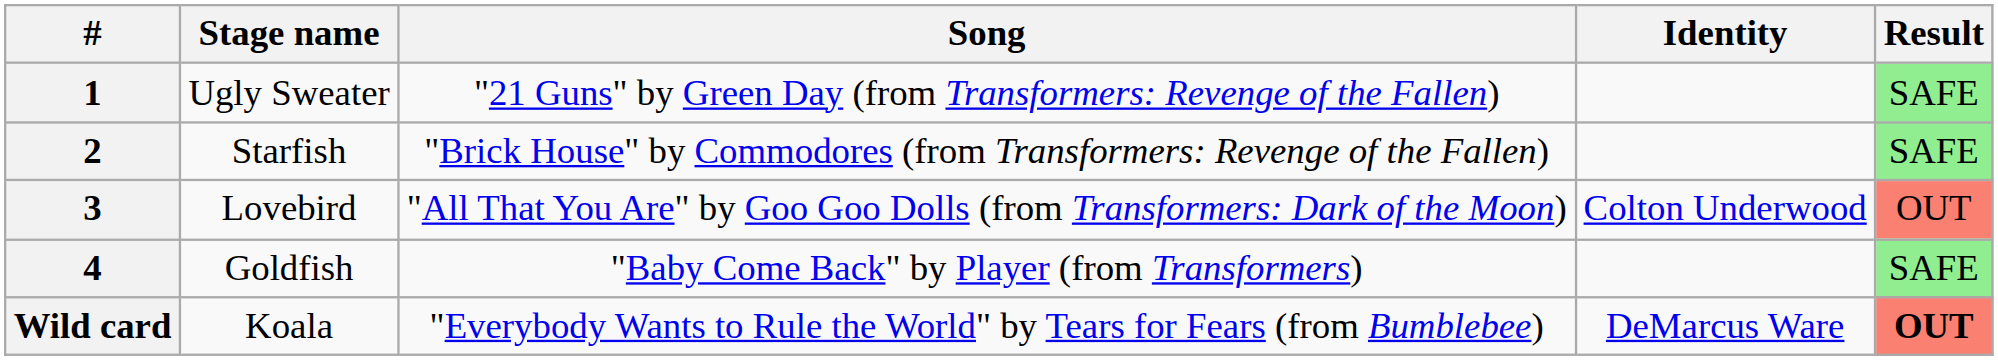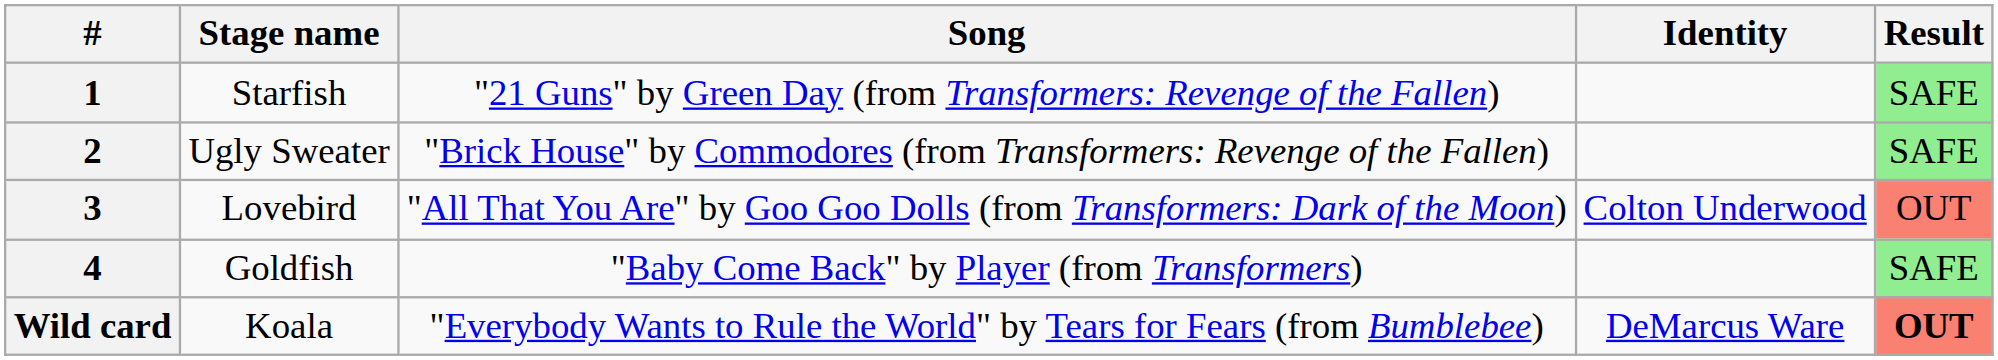(289, 92) Ugly Sweater -> (289, 92) Starfish
(289, 150) Starfish -> (289, 150) Ugly Sweater
